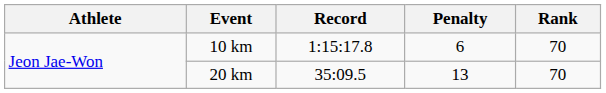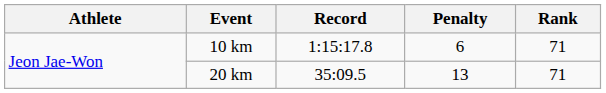(558, 46) 70 -> (558, 46) 71
(558, 74) 70 -> (558, 74) 71
